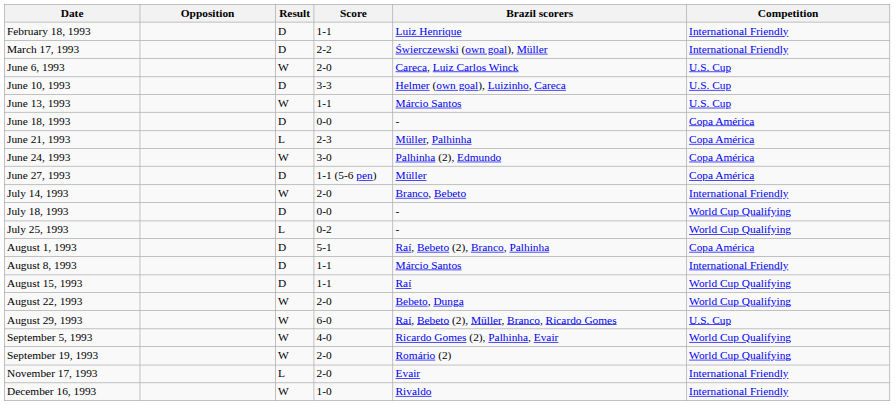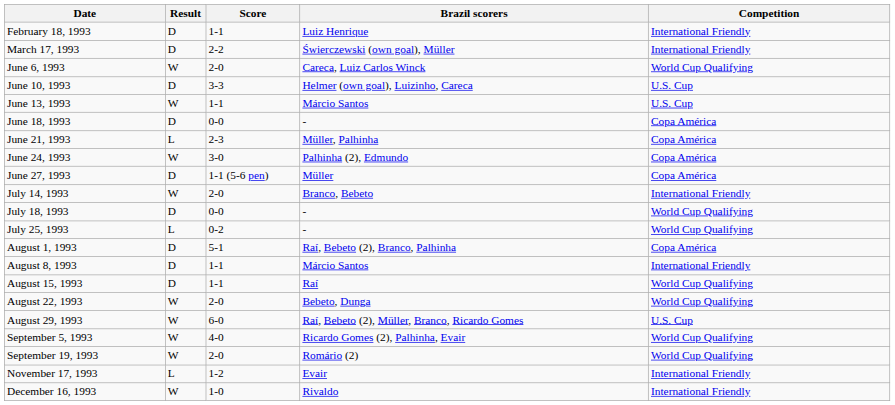- column: (208, 13)
(710, 67) U.S. Cup -> (702, 67) World Cup Qualifying
(324, 373) 2-0 -> (216, 373) 1-2
